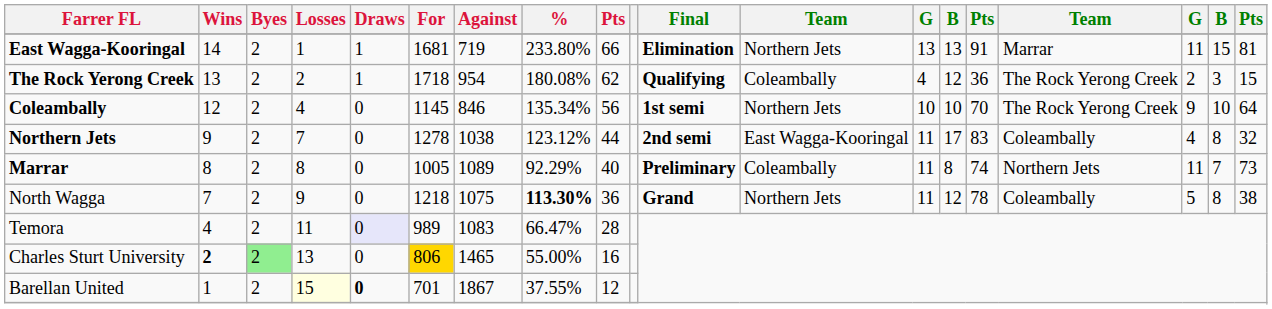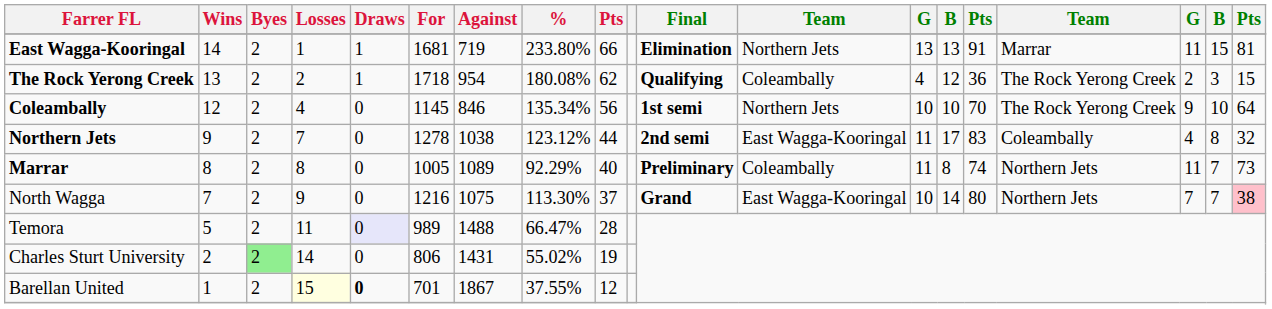(431, 198) 1218 -> (431, 198) 1216
(559, 198) bold -> (558, 198) normal
(610, 198) 36 -> (608, 198) 37
(793, 198) Northern Jets -> (824, 198) East Wagga-Kooringal
(926, 198) 11 -> (924, 198) 10
(953, 198) 12 -> (951, 198) 14
(979, 198) 78 -> (977, 198) 80
(1049, 198) Coleambally -> (1049, 198) Northern Jets
(1191, 198) 5 -> (1189, 198) 7
(1217, 198) 8 -> (1215, 198) 7
(1248, 198) no background -> (1246, 198) pink background
(207, 227) 4 -> (207, 227) 5
(476, 227) 1083 -> (476, 227) 1488
(207, 257) bold -> (207, 257) normal
(305, 257) 13 -> (305, 257) 14
(427, 257) gold background -> (427, 257) no background
(476, 257) 1465 -> (476, 257) 1431
(554, 257) 55.00% -> (554, 257) 55.02%
(610, 257) 16 -> (608, 257) 19
